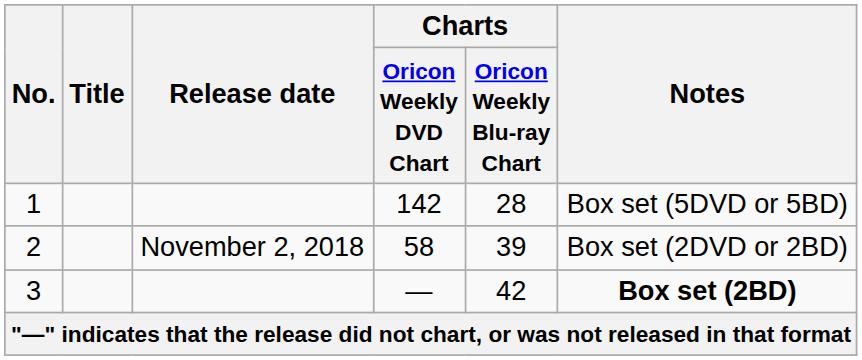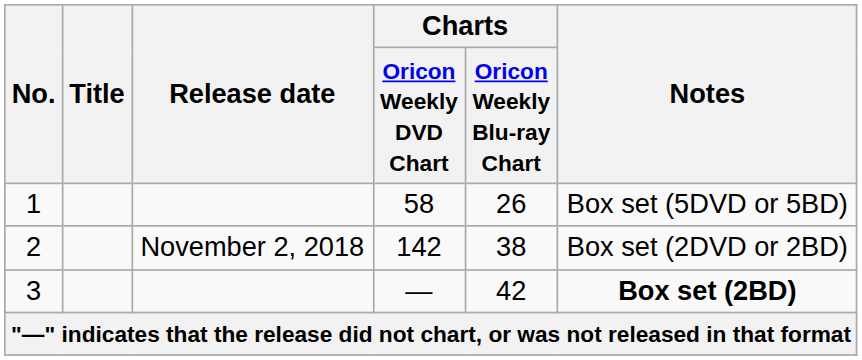(419, 204) 142 -> (419, 204) 58
(511, 204) 28 -> (511, 204) 26
(419, 247) 58 -> (419, 247) 142
(511, 247) 39 -> (511, 247) 38
